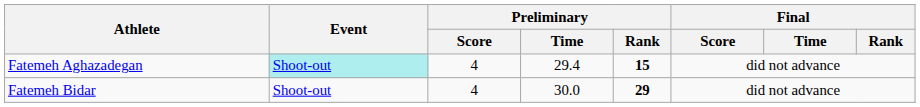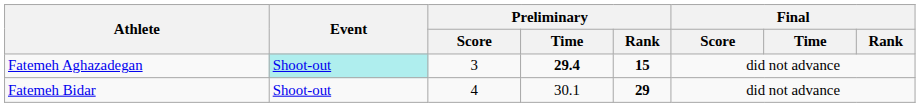(474, 66) 4 -> (474, 66) 3
(567, 66) normal -> (567, 66) bold
(567, 90) 30.0 -> (567, 90) 30.1
